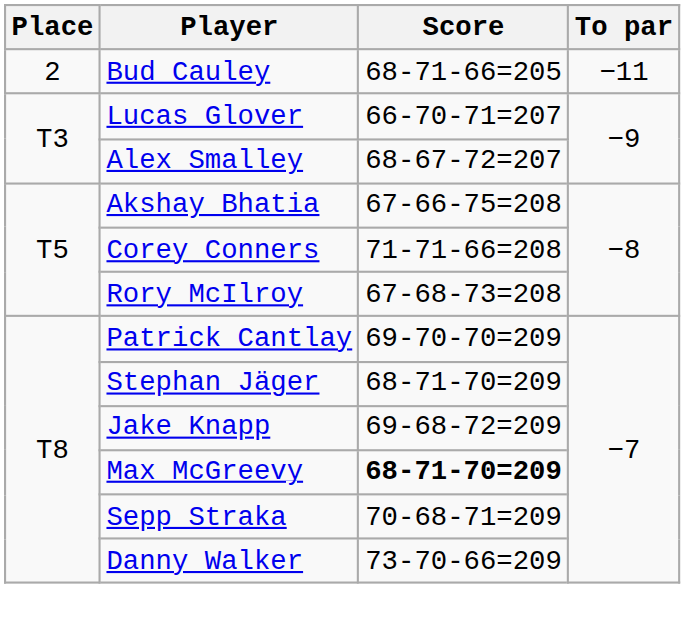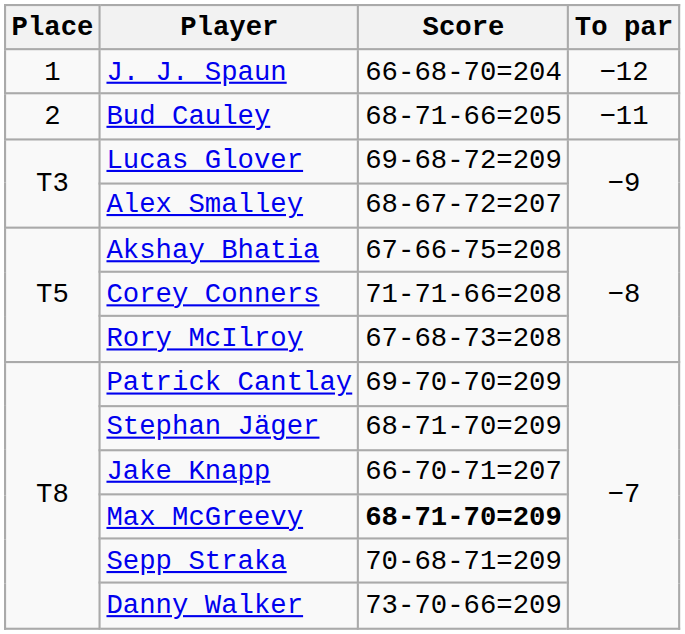+ row: (197, 72)
(464, 116) 66-70-71=207 -> (464, 161) 69-68-72=209
(464, 428) 69-68-72=209 -> (464, 472) 66-70-71=207
